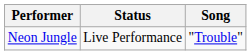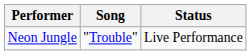columns swapped: (216, 15) <-> (133, 15)
